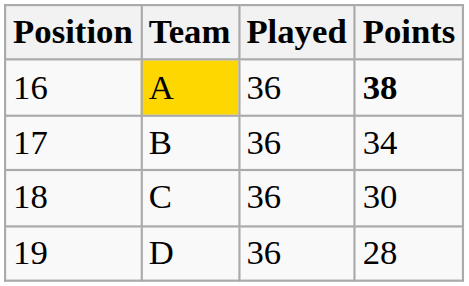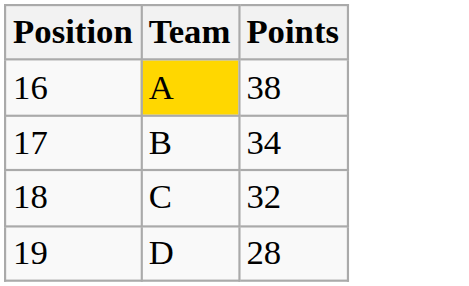- column: (297, 32)
(380, 87) bold -> (264, 87) normal
(380, 197) 30 -> (264, 197) 32
